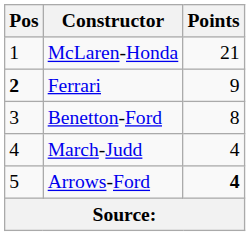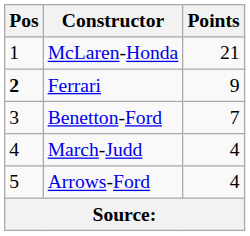(235, 117) 8 -> (235, 117) 7
(235, 182) bold -> (235, 182) normal
